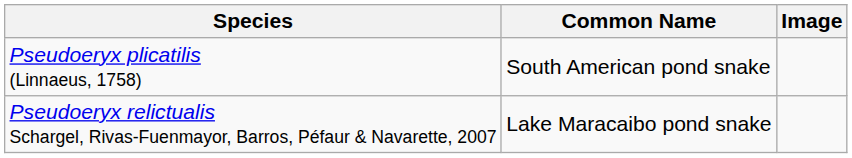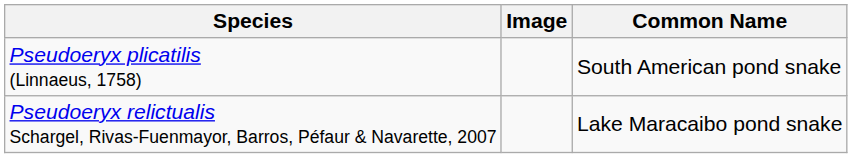columns swapped: (639, 21) <-> (812, 21)
